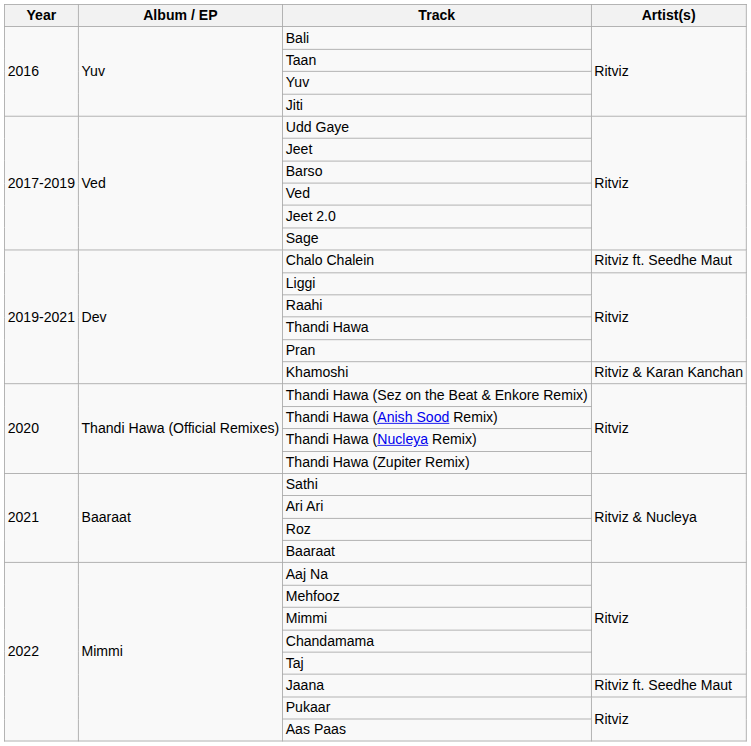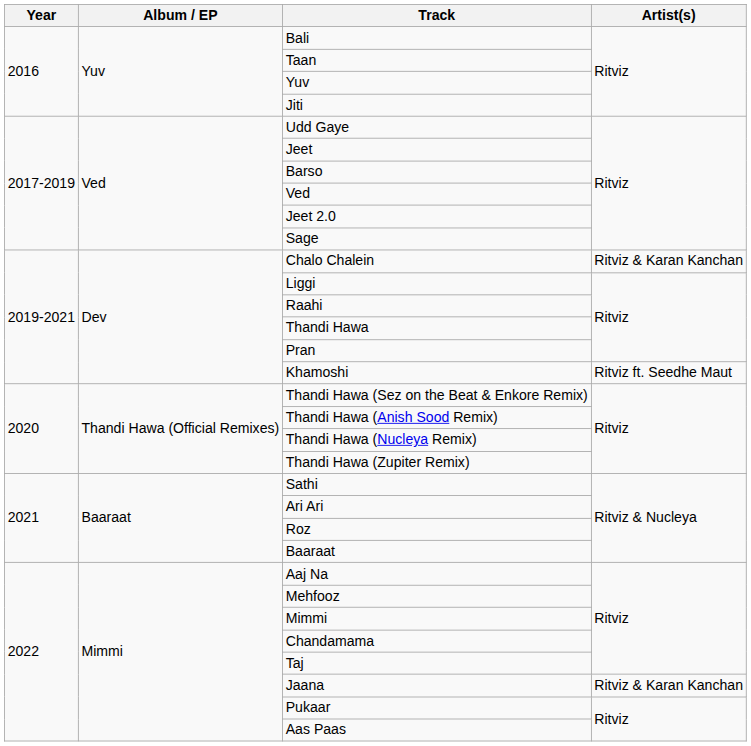(663, 261) Ritviz ft. Seedhe Maut -> (669, 261) Ritviz & Karan Kanchan
(669, 372) Ritviz & Karan Kanchan -> (663, 372) Ritviz ft. Seedhe Maut
(663, 685) Ritviz ft. Seedhe Maut -> (669, 685) Ritviz & Karan Kanchan
